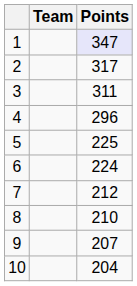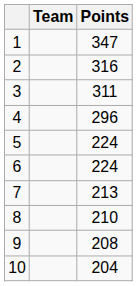(105, 42) lavender background -> (105, 42) no background
(105, 67) 317 -> (105, 67) 316
(105, 142) 225 -> (105, 142) 224
(105, 192) 212 -> (105, 192) 213
(105, 243) 207 -> (105, 243) 208
